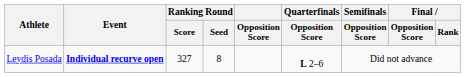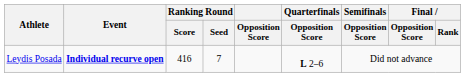(184, 59) 327 -> (184, 59) 416
(219, 59) 8 -> (219, 59) 7
